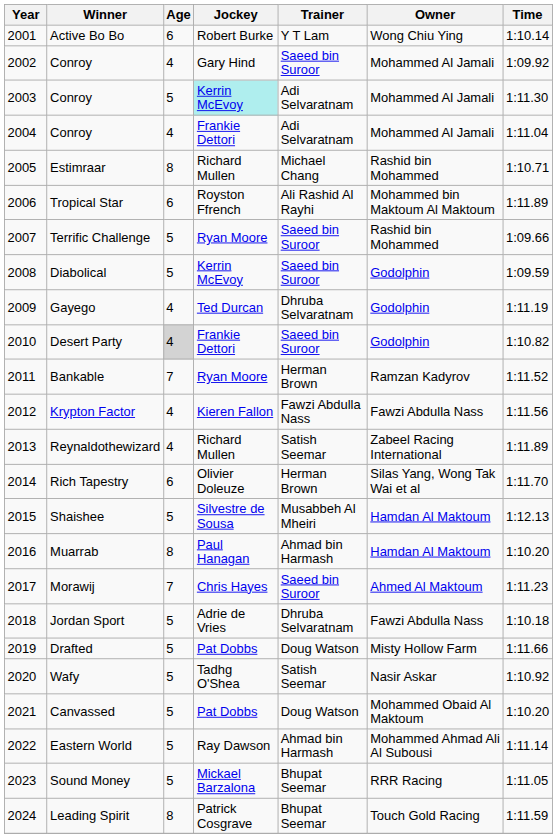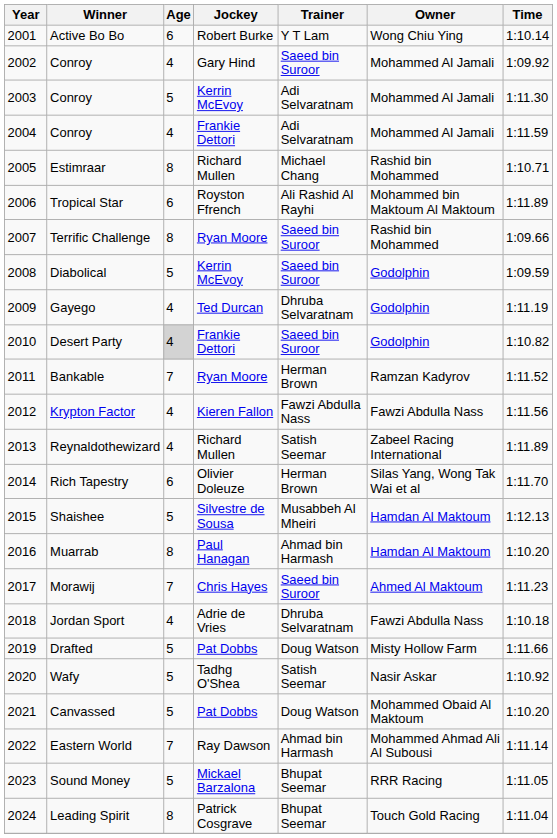(220, 98) paleturquoise background -> (220, 98) no background
(527, 133) 1:11.04 -> (527, 133) 1:11.59
(170, 238) 5 -> (170, 238) 8
(170, 621) 5 -> (170, 621) 4
(170, 746) 5 -> (170, 746) 7
(527, 816) 1:11.59 -> (527, 816) 1:11.04
